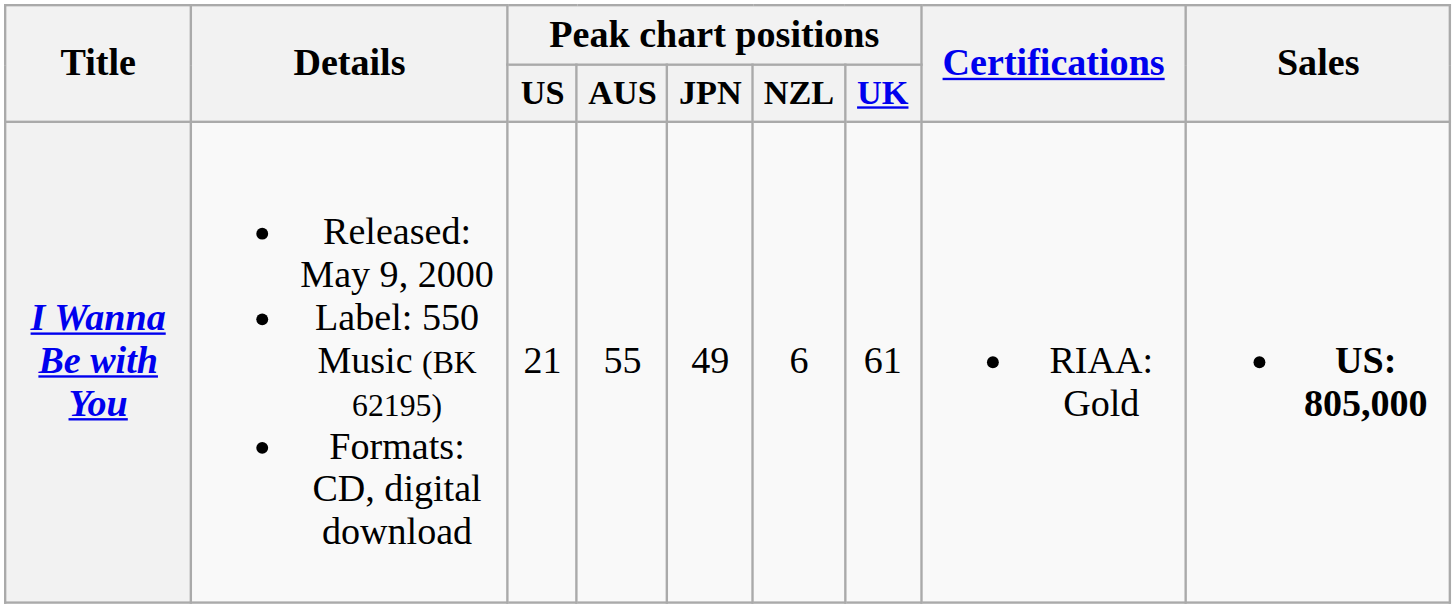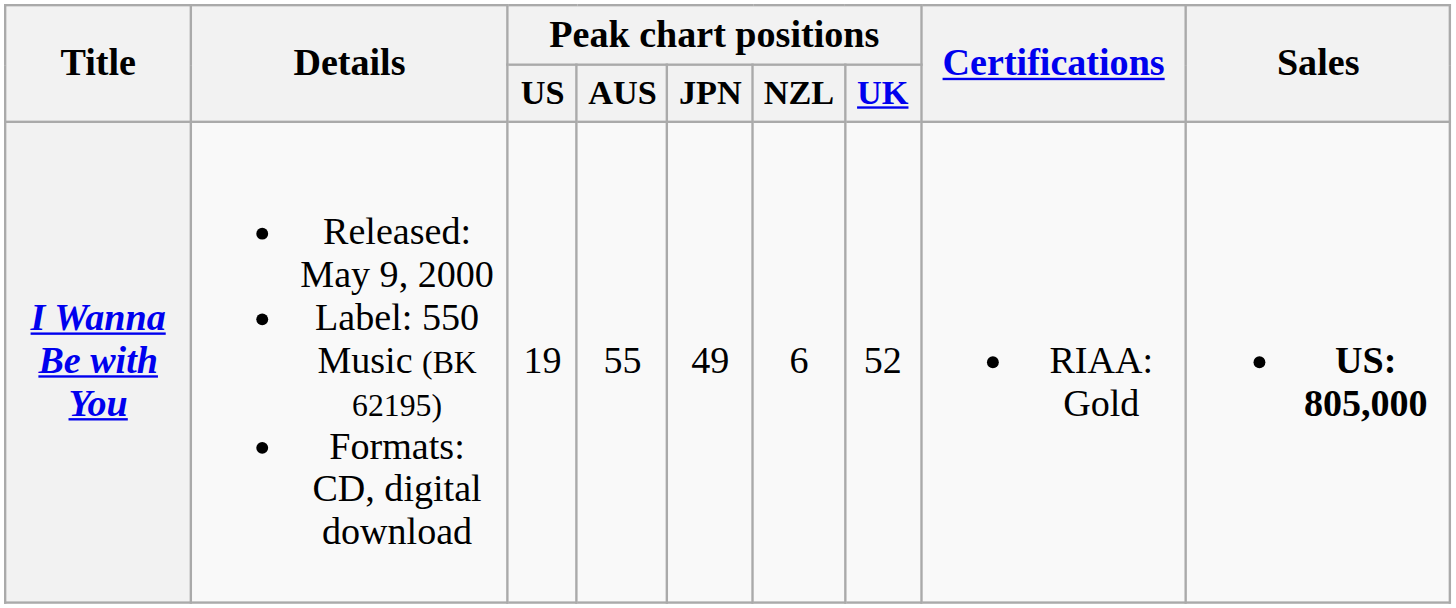(543, 361) 21 -> (543, 361) 19
(883, 361) 61 -> (883, 361) 52
